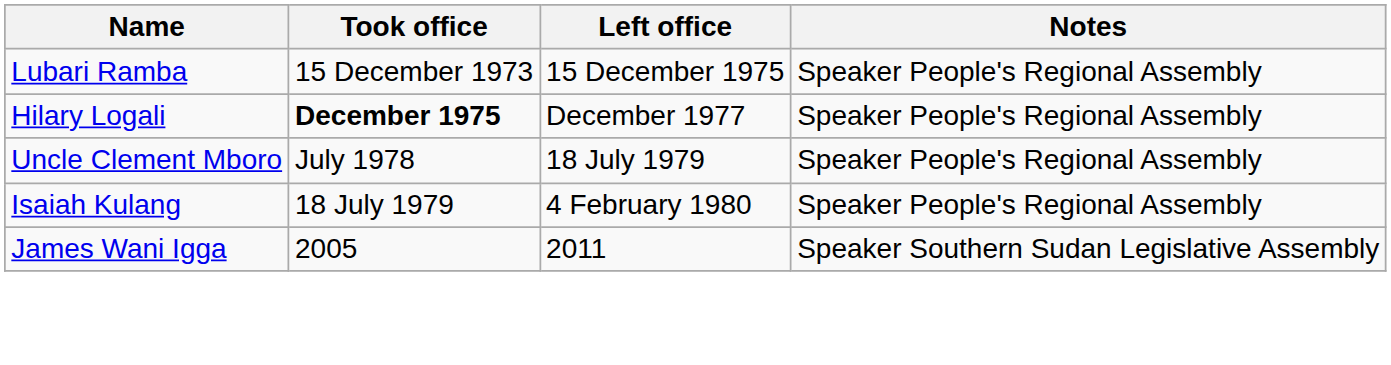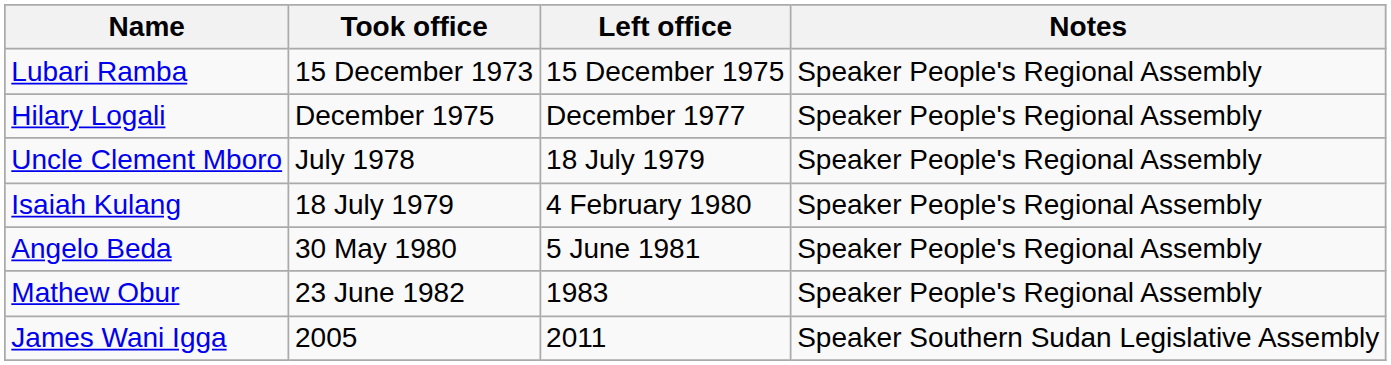(398, 115) bold -> (395, 115) normal
+ row: (92, 248)
+ row: (95, 293)
